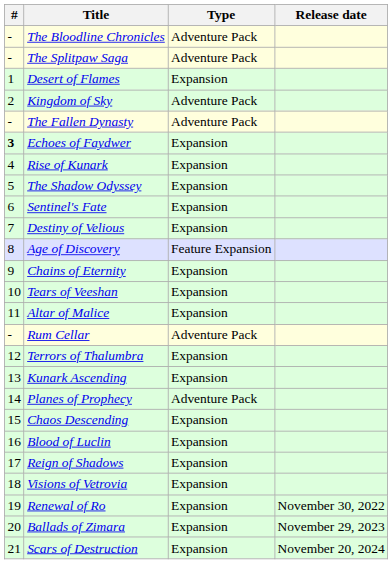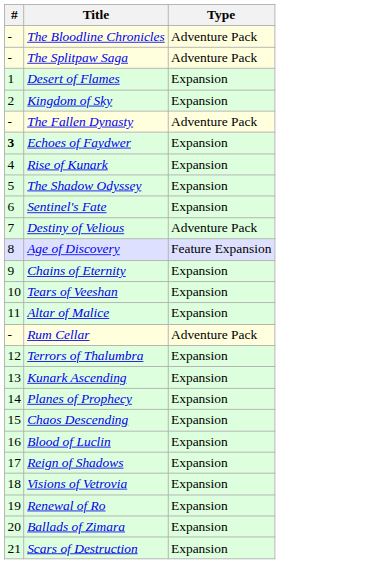- column: (331, 15)
(214, 100) Adventure Pack -> (199, 100) Expansion
(199, 228) Expansion -> (214, 228) Adventure Pack
(214, 398) Adventure Pack -> (199, 398) Expansion
